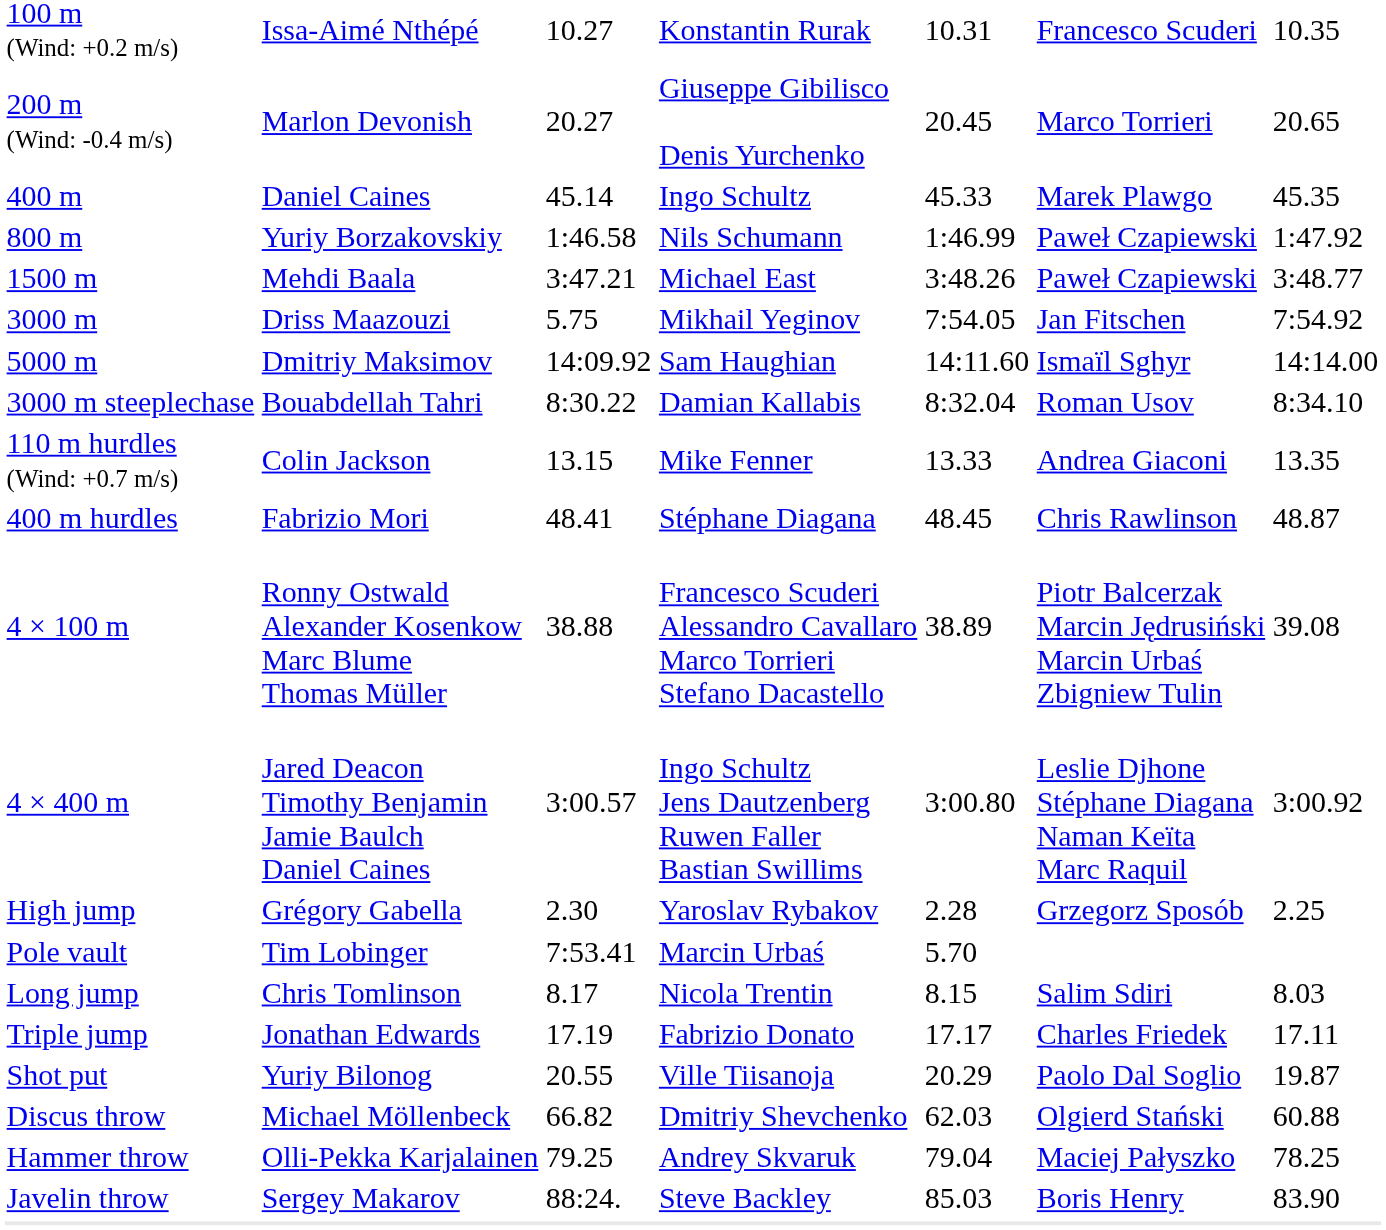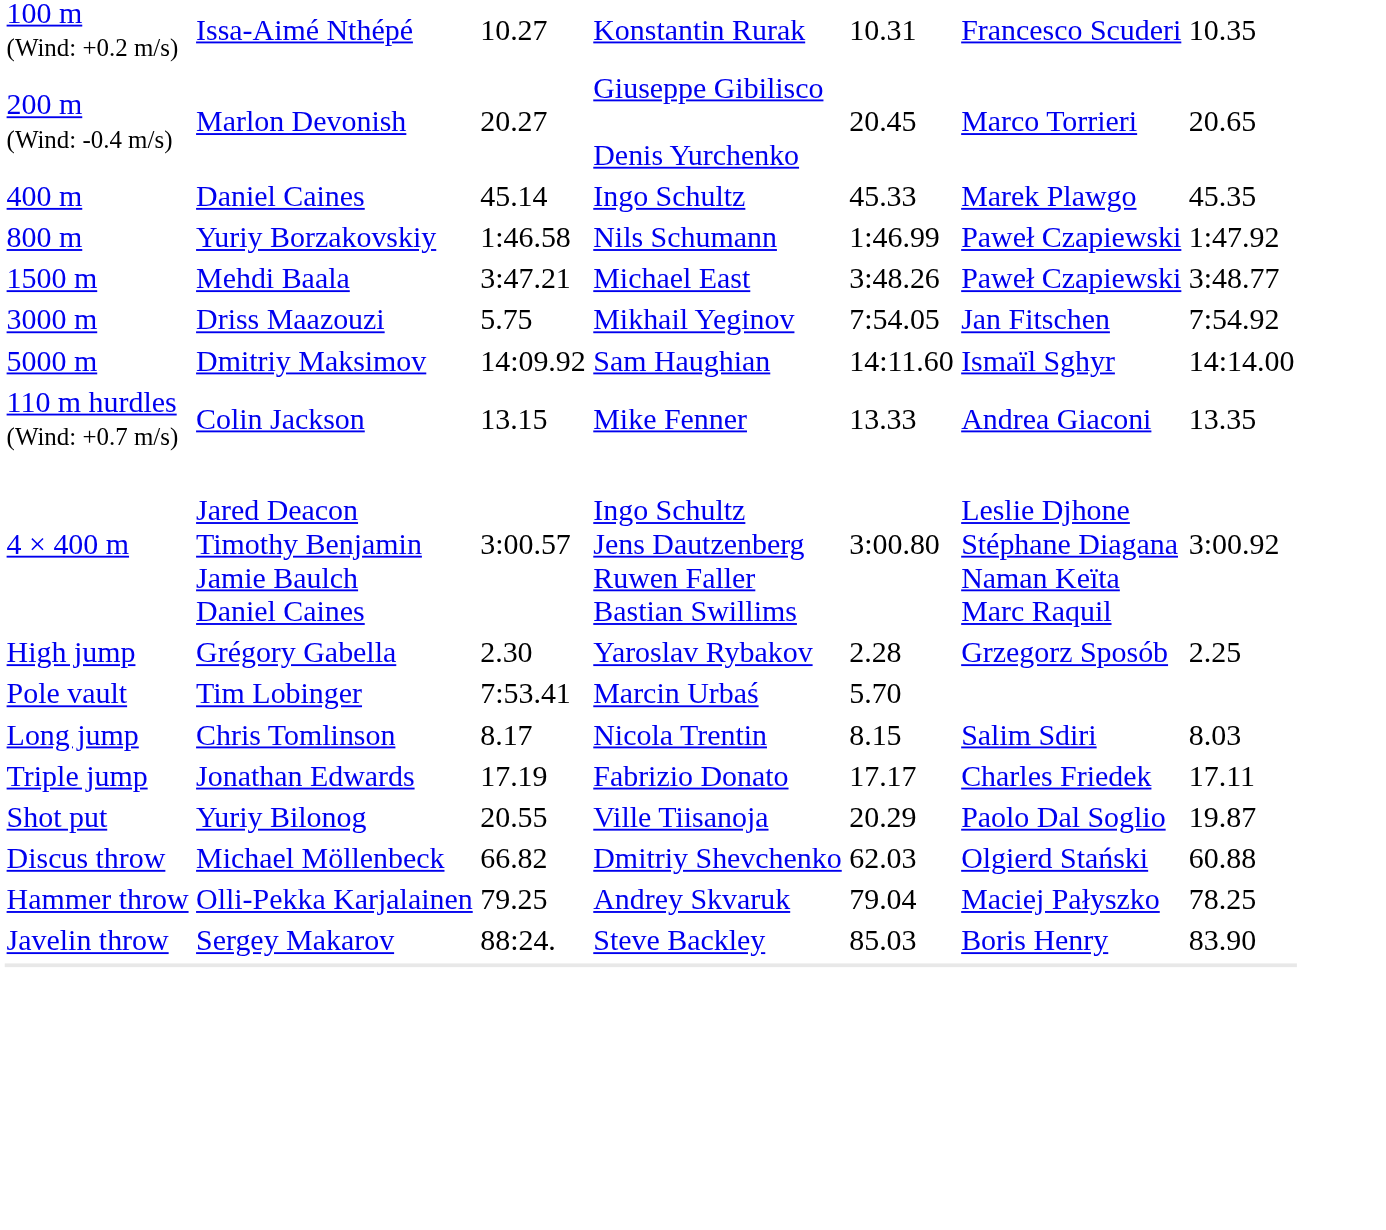- row: (130, 401)
- row: (92, 517)
- row: (68, 626)
